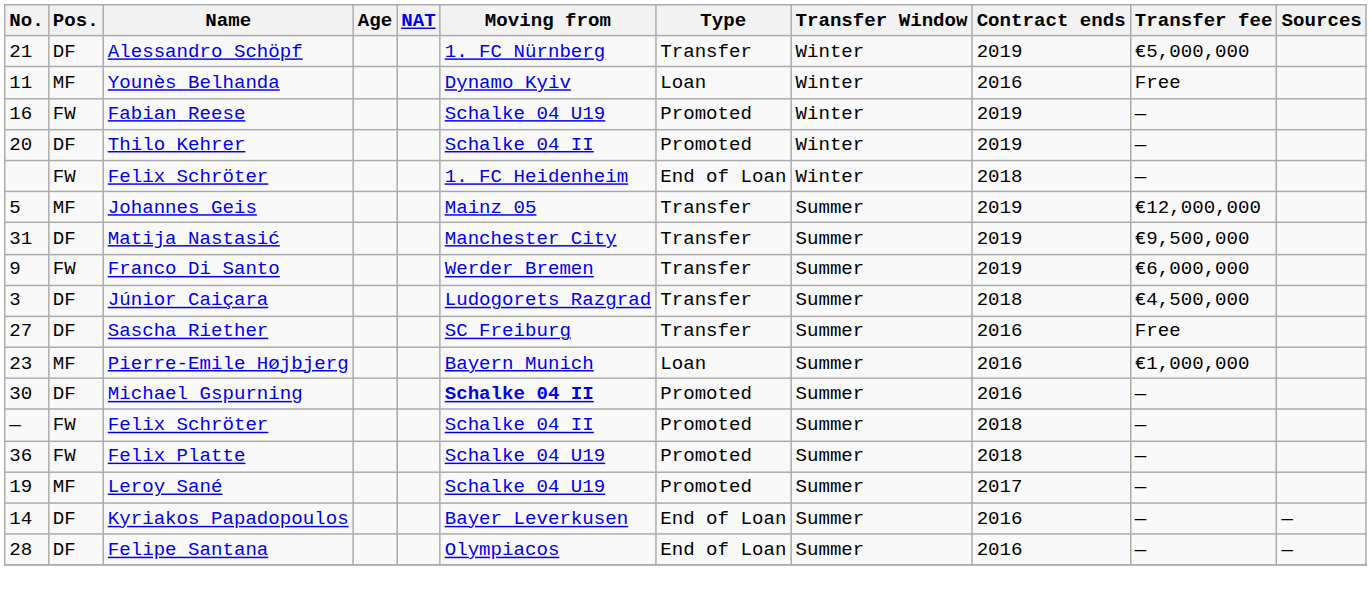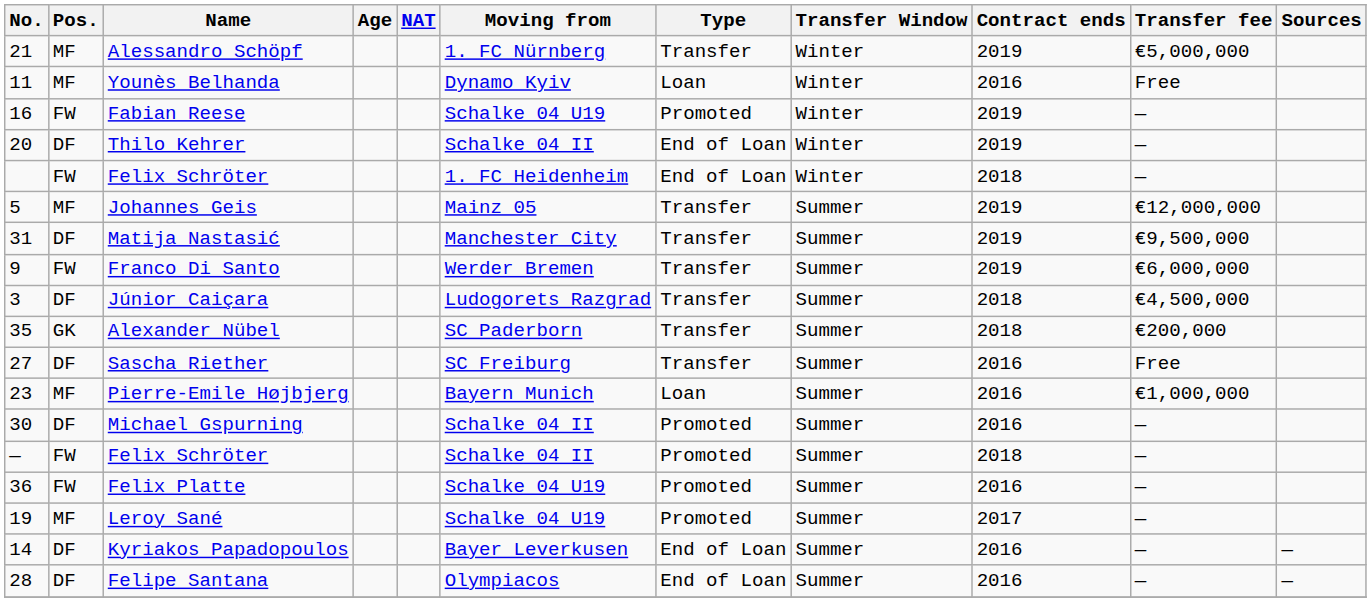(64, 51) DF -> (64, 51) MF
(706, 145) Promoted -> (723, 145) End of Loan
+ row: (21, 332)
(519, 394) bold -> (519, 425) normal
(1000, 456) 2018 -> (1000, 487) 2016
